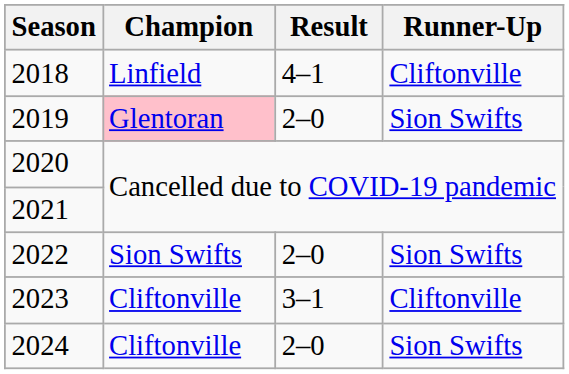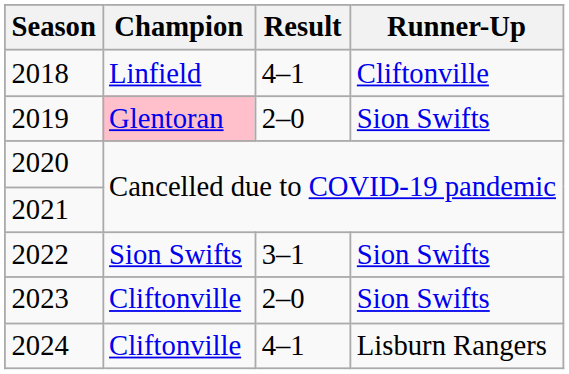(303, 254) 2–0 -> (283, 254) 3–1
(303, 299) 3–1 -> (283, 299) 2–0
(455, 299) Cliftonville -> (423, 299) Sion Swifts
(303, 345) 2–0 -> (283, 345) 4–1
(456, 345) Sion Swifts -> (452, 345) Lisburn Rangers
